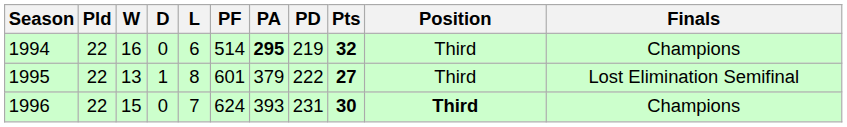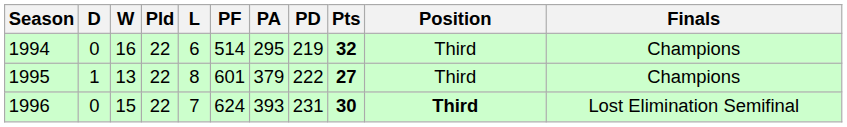columns swapped: (97, 19) <-> (163, 19)
(269, 48) bold -> (269, 48) normal
(694, 77) Lost Elimination Semifinal -> (694, 77) Champions
(694, 106) Champions -> (694, 106) Lost Elimination Semifinal
